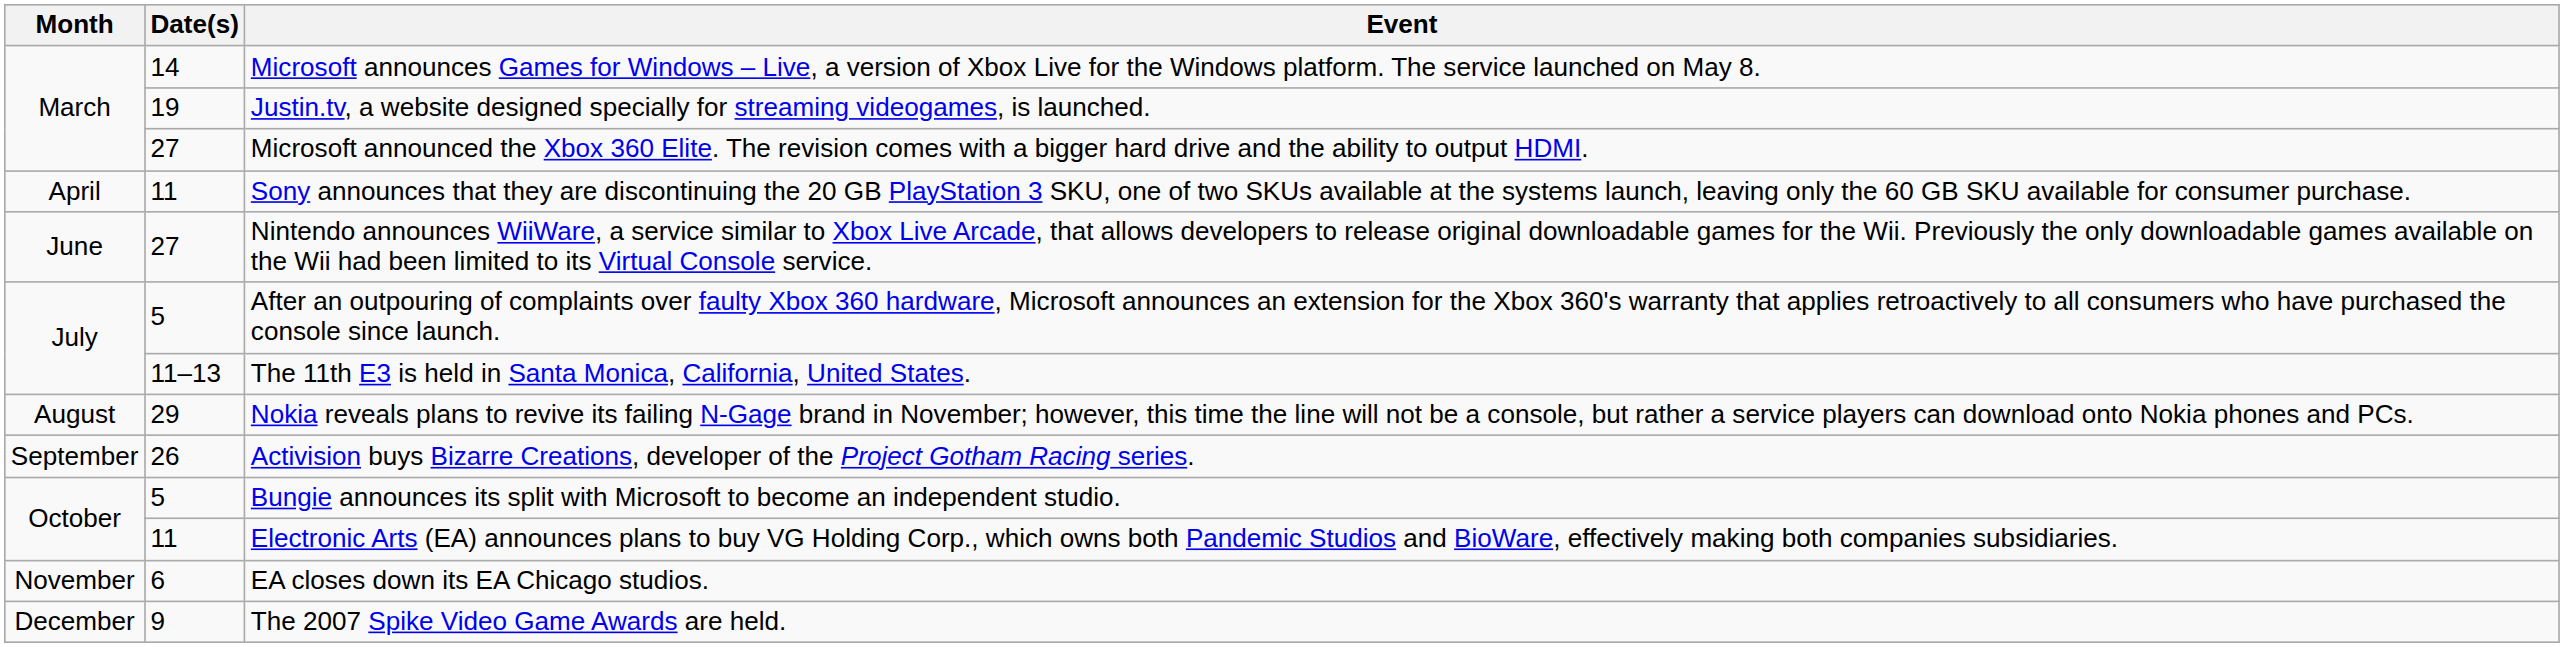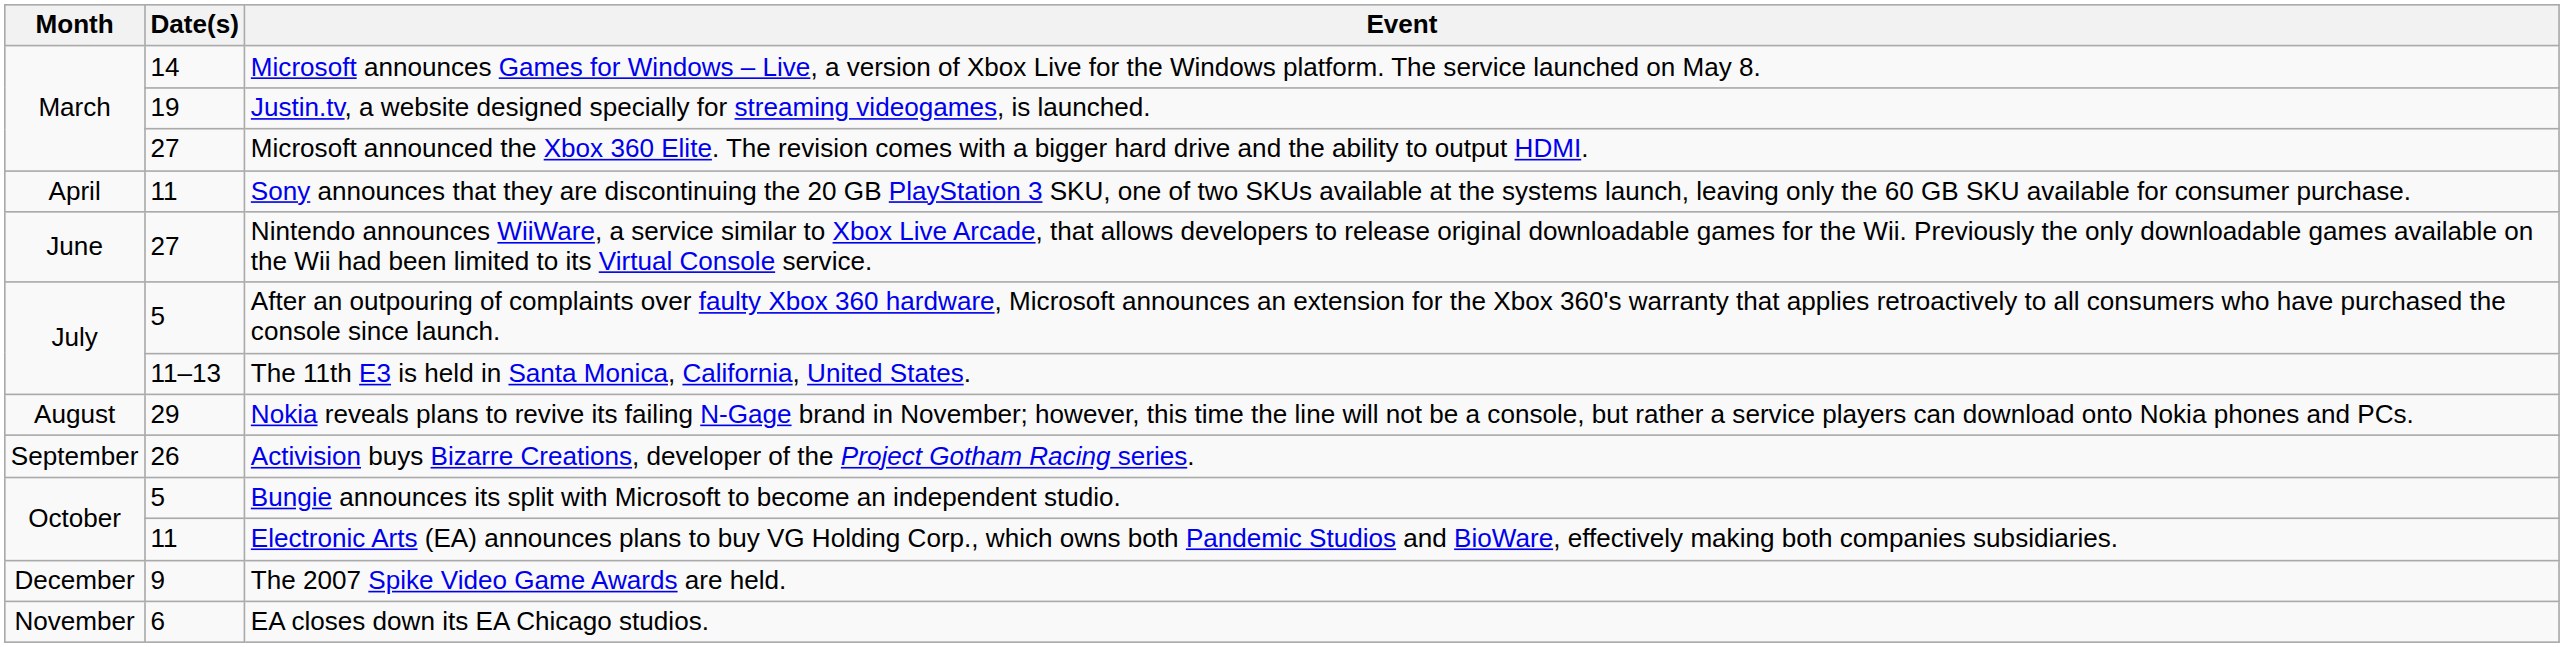rows swapped: (480, 580) <-> (519, 621)
